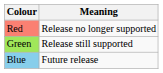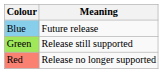rows swapped: (15, 28) <-> (16, 60)
